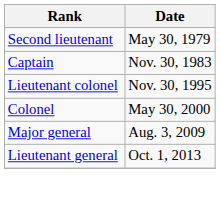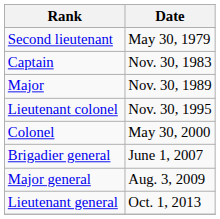+ row: (26, 86)
+ row: (59, 156)
